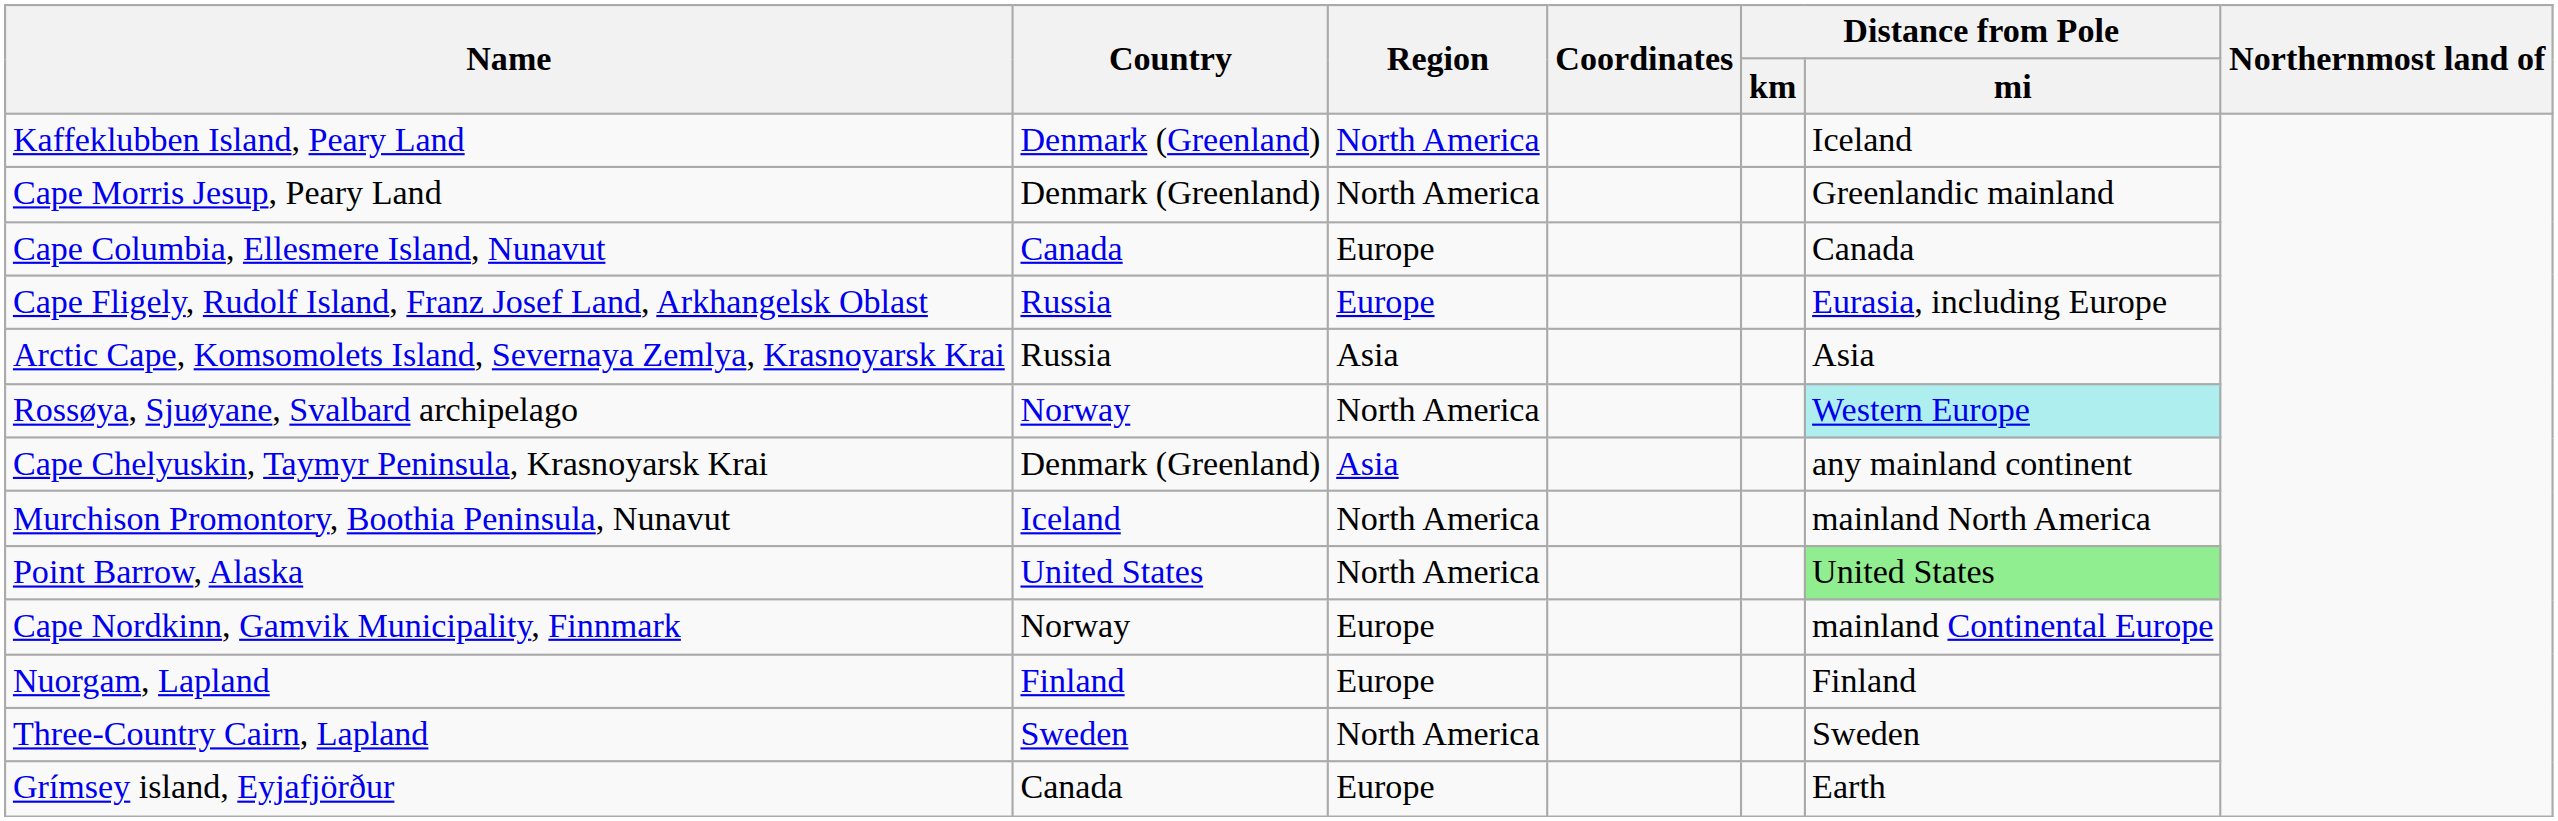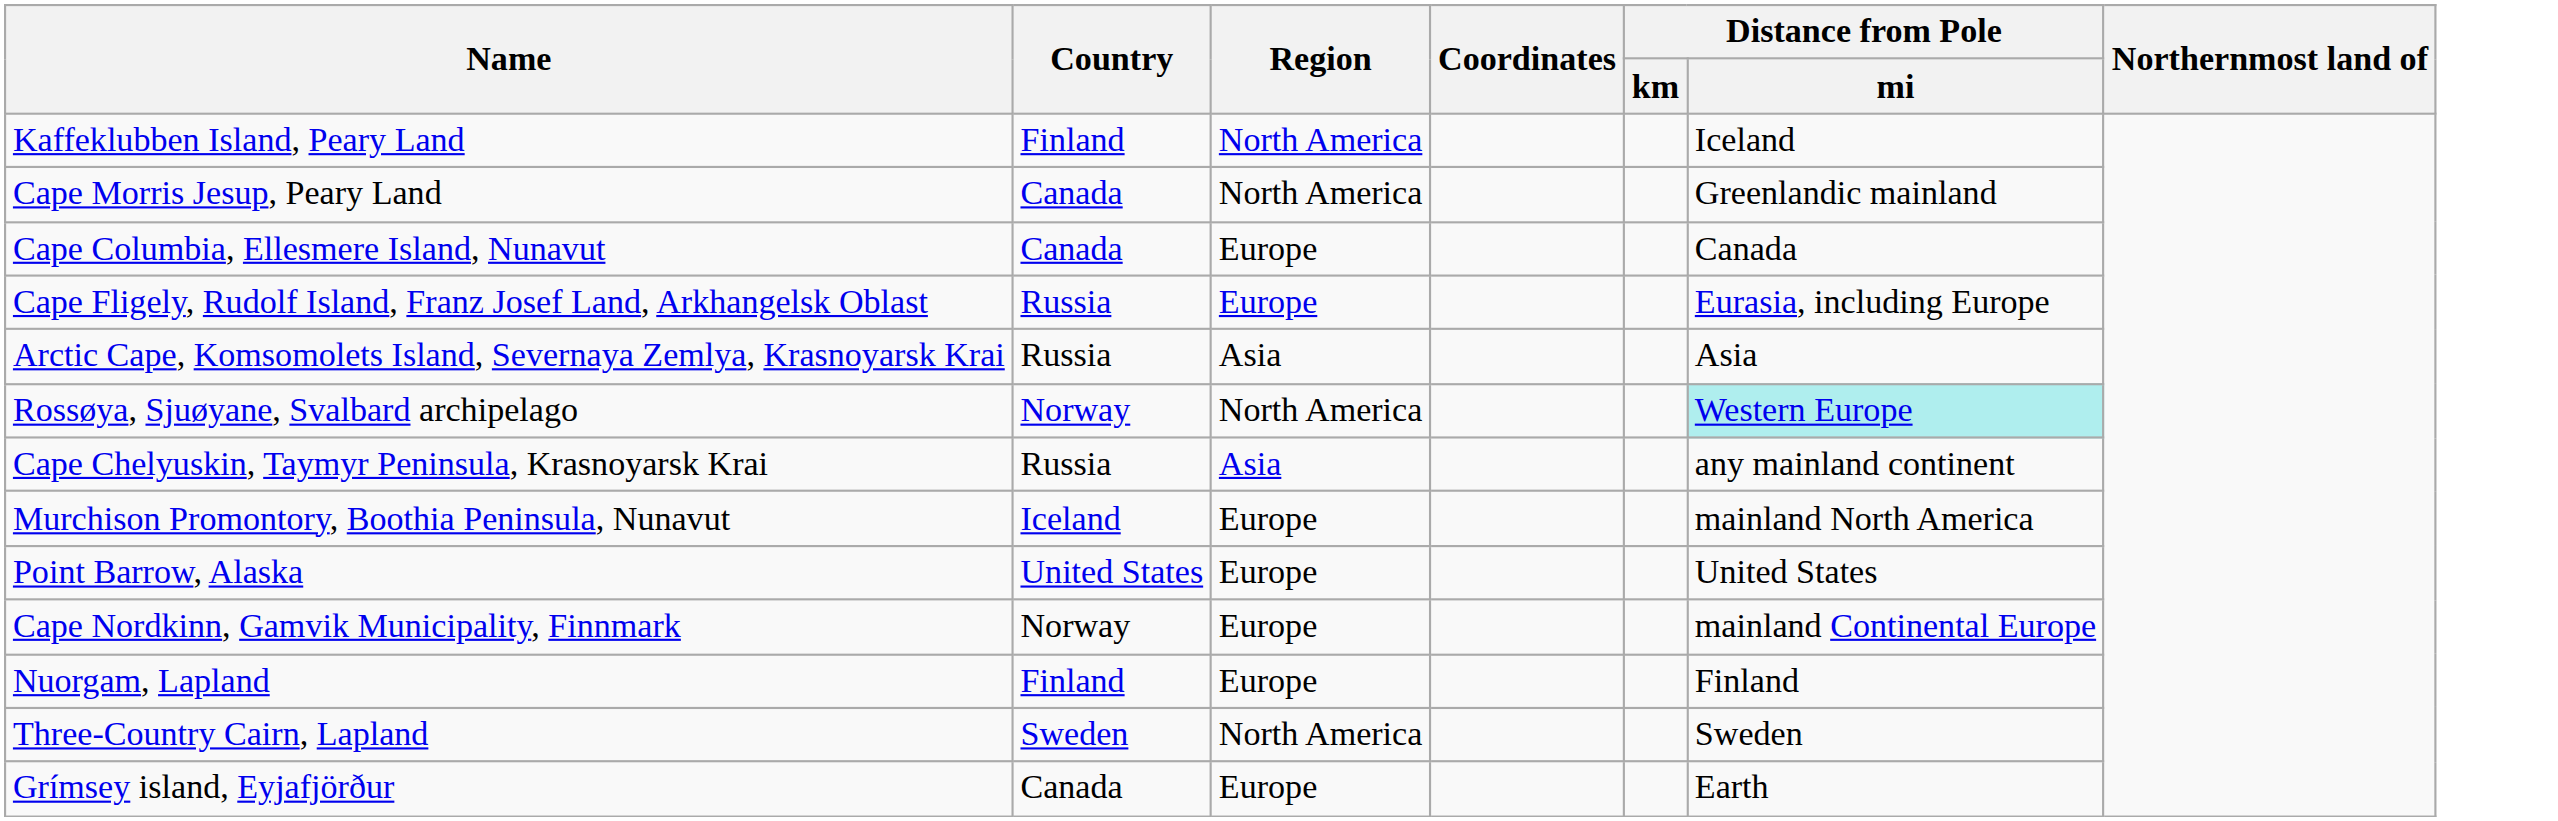(1170, 139) Denmark (Greenland) -> (1073, 139) Finland
(1170, 193) Denmark (Greenland) -> (1072, 193) Canada
(1170, 463) Denmark (Greenland) -> (1066, 463) Russia
(1438, 517) North America -> (1268, 517) Europe
(1438, 572) North America -> (1268, 572) Europe
(1903, 572) lightgreen background -> (1786, 572) no background
